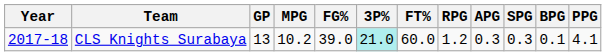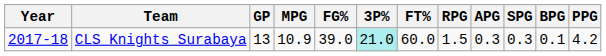(294, 40) 10.2 -> (294, 40) 10.9
(455, 40) 1.2 -> (455, 40) 1.5
(585, 40) 4.1 -> (585, 40) 4.2
